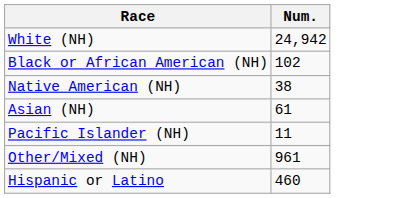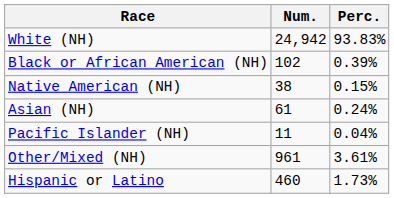+ column: (359, 16)
